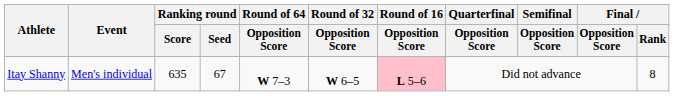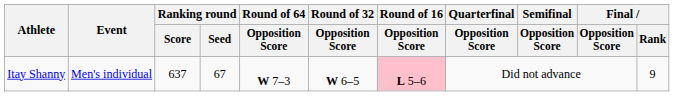(177, 74) 635 -> (177, 74) 637
(653, 74) 8 -> (653, 74) 9
